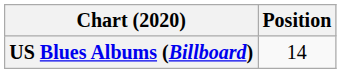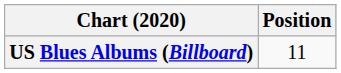(297, 52) 14 -> (297, 52) 11
